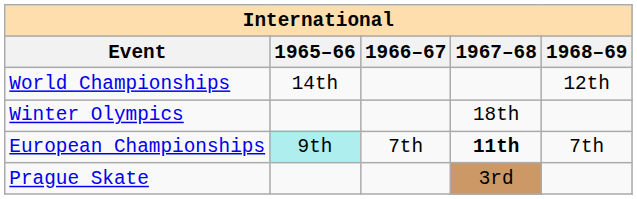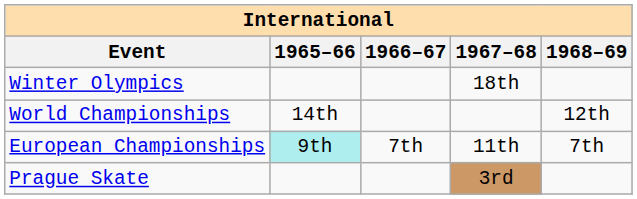rows swapped: (97, 115) <-> (120, 84)
(496, 147) bold -> (496, 147) normal
